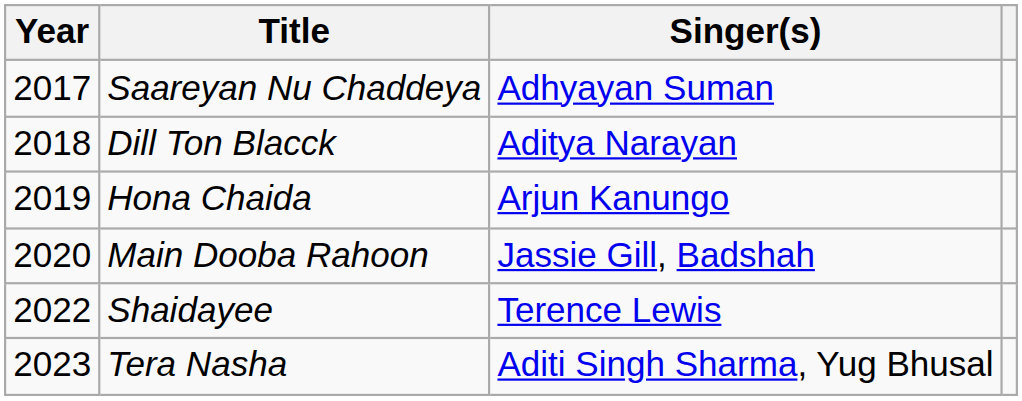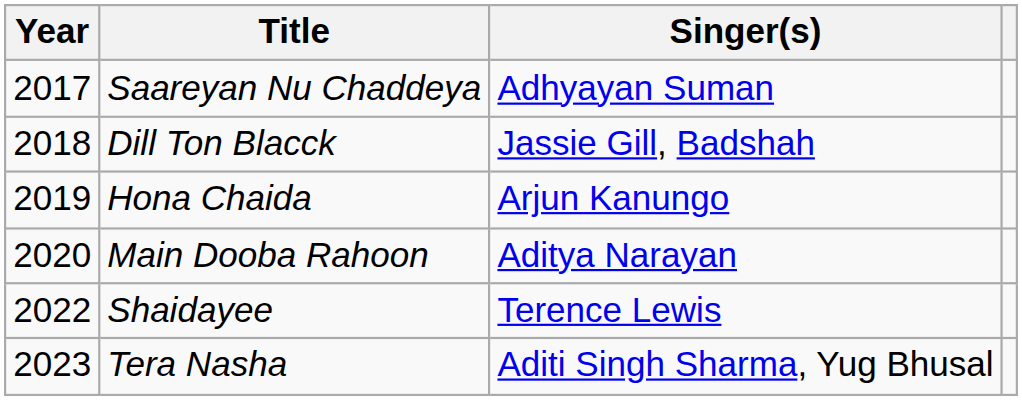(617, 143) Aditya Narayan -> (656, 143) Jassie Gill, Badshah
(656, 254) Jassie Gill, Badshah -> (617, 254) Aditya Narayan
